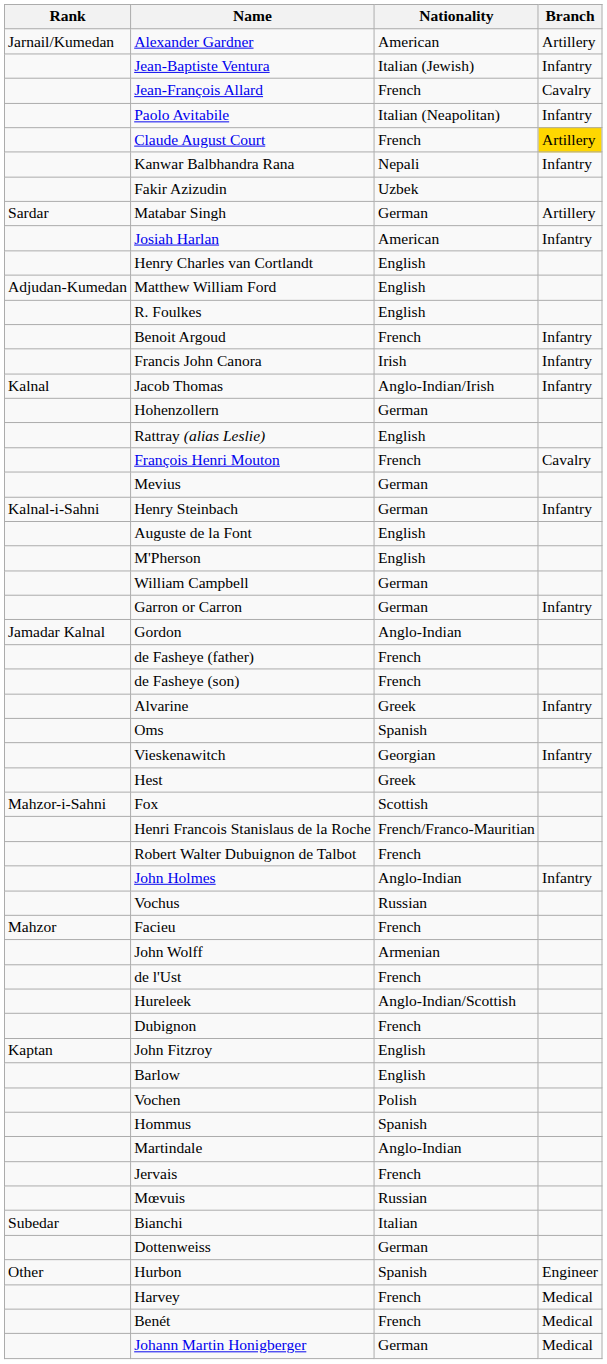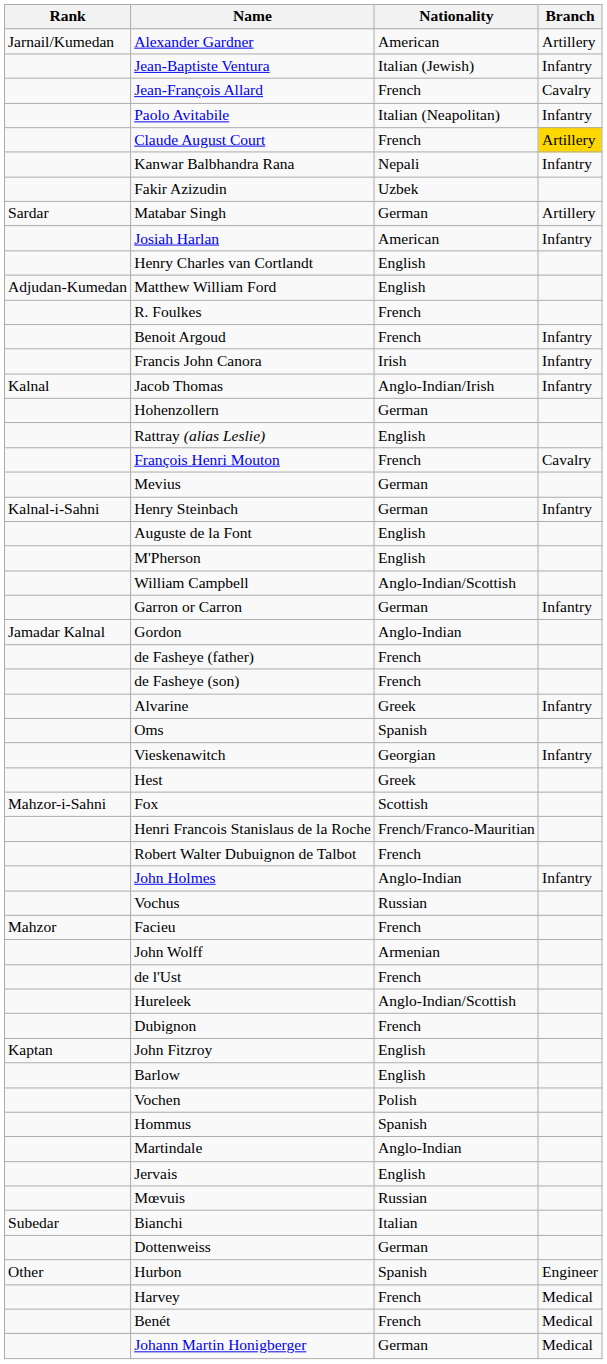(402, 312) English -> (400, 312) French
(403, 582) German -> (447, 582) Anglo-Indian/Scottish
(400, 1173) French -> (402, 1173) English
